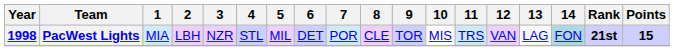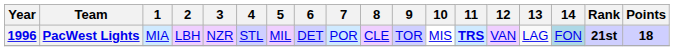(22, 36) 1998 -> (22, 36) 1996
(471, 36) normal -> (471, 36) bold
(646, 36) 15 -> (646, 36) 18
